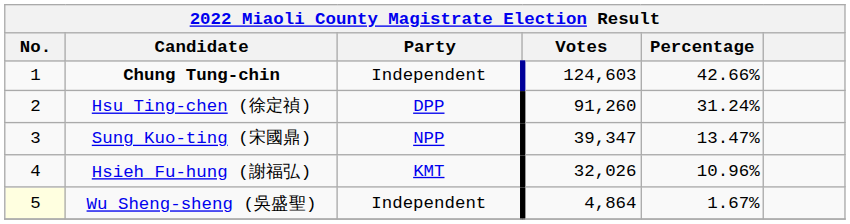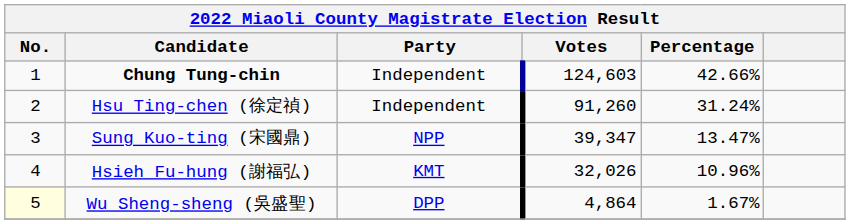(429, 106) DPP -> (429, 106) Independent
(429, 203) Independent -> (429, 203) DPP
